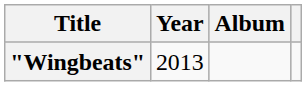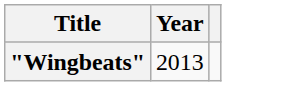- column: (250, 23)
